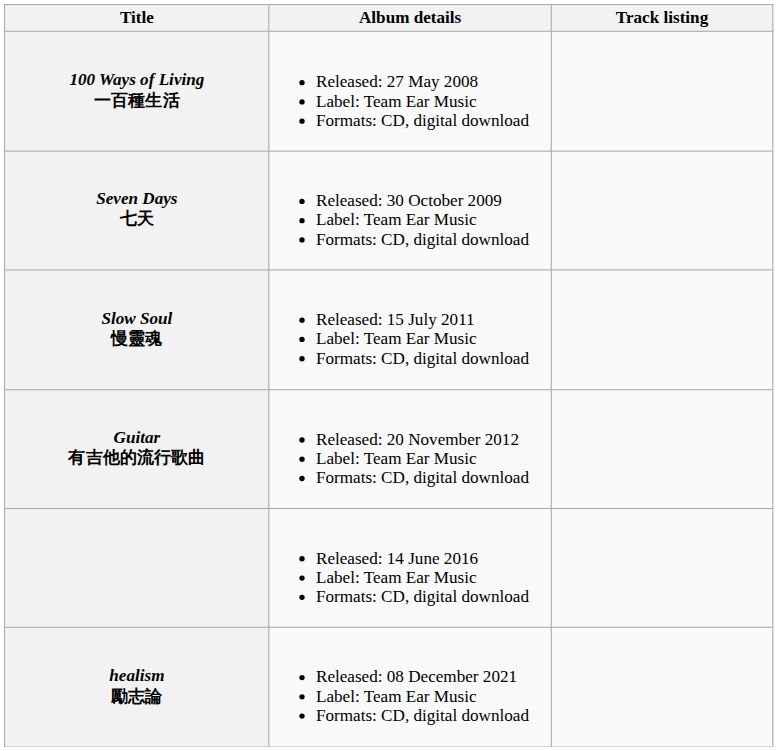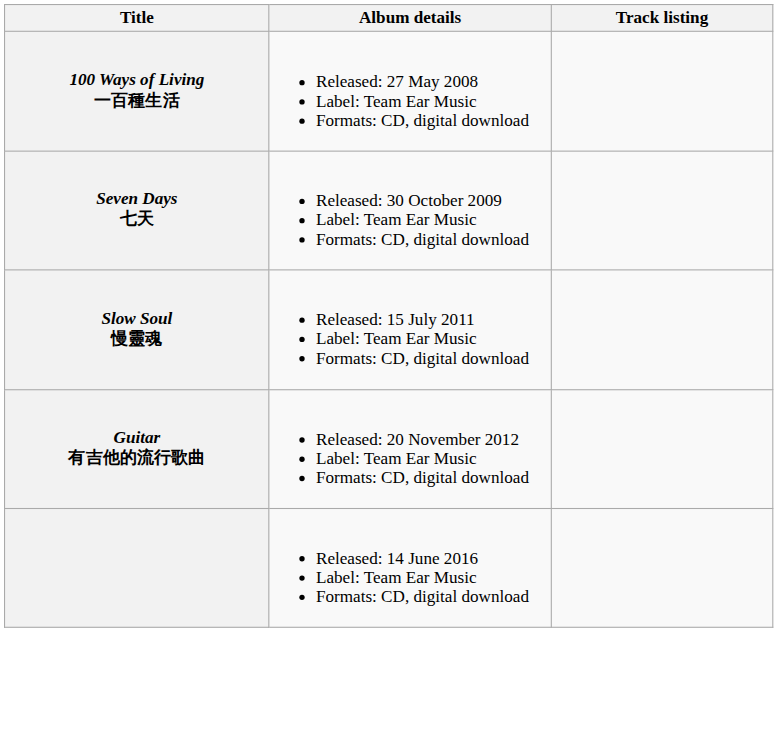- row: (137, 686)
